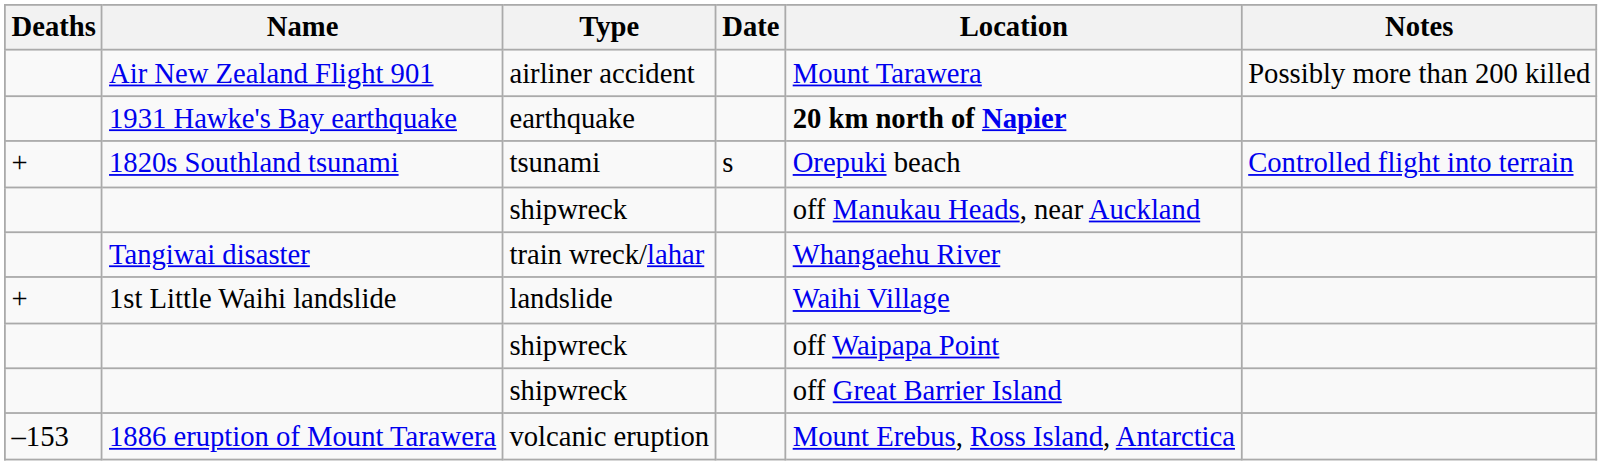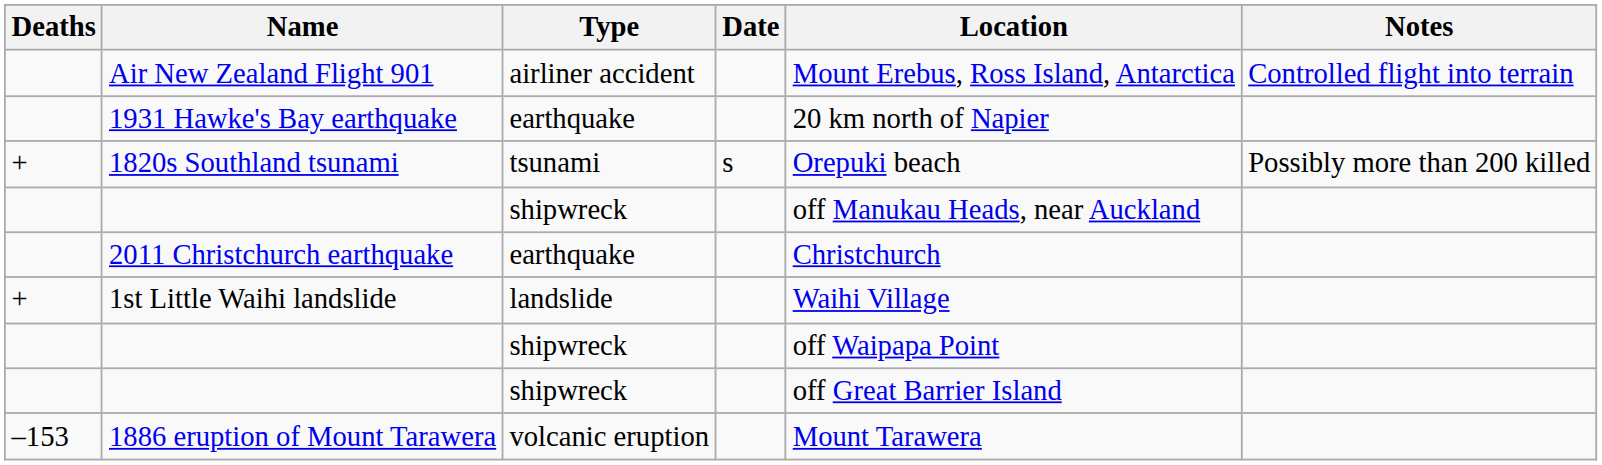(887, 72) Mount Tarawera -> (1014, 72) Mount Erebus, Ross Island, Antarctica
(1419, 72) Possibly more than 200 killed -> (1411, 72) Controlled flight into terrain
(930, 118) bold -> (921, 118) normal
(1411, 163) Controlled flight into terrain -> (1419, 163) Possibly more than 200 killed
+ row: (281, 254)
- row: (209, 254)
(1014, 436) Mount Erebus, Ross Island, Antarctica -> (887, 436) Mount Tarawera
